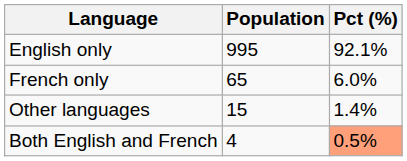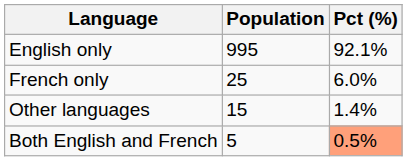(237, 79) 65 -> (237, 79) 25
(232, 140) 4 -> (232, 140) 5
